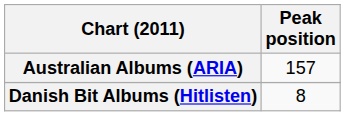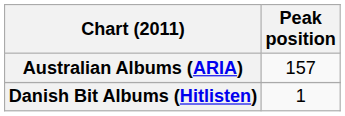(301, 96) 8 -> (301, 96) 1
